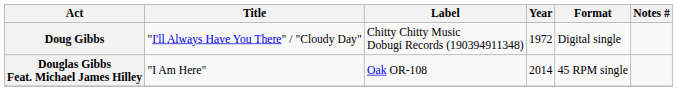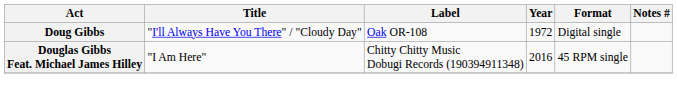(445, 38) Chitty Chitty Music Dobugi Records (190394911348) -> (397, 32) Oak OR-108
(397, 70) Oak OR-108 -> (445, 57) Chitty Chitty Music Dobugi Records (190394911348)
(541, 70) 2014 -> (541, 57) 2016
